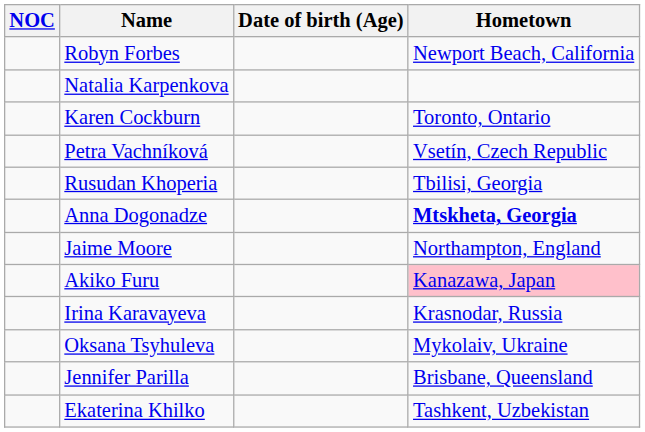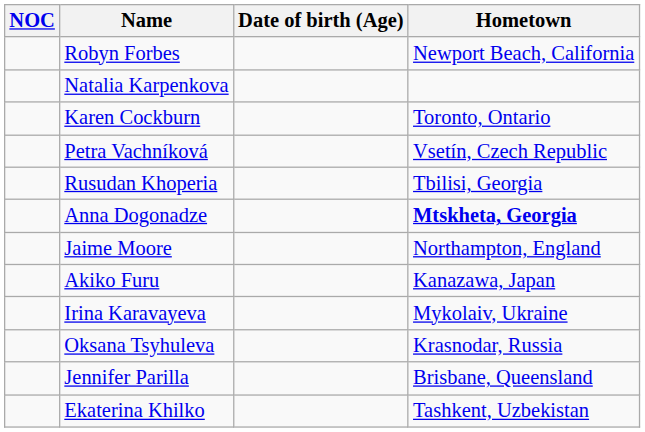(484, 280) pink background -> (484, 280) no background
(488, 313) Krasnodar, Russia -> (490, 313) Mykolaiv, Ukraine
(490, 345) Mykolaiv, Ukraine -> (488, 345) Krasnodar, Russia
